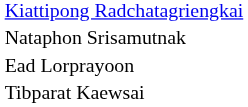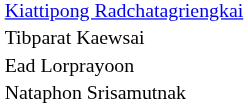rows swapped: (95, 38) <-> (75, 92)
